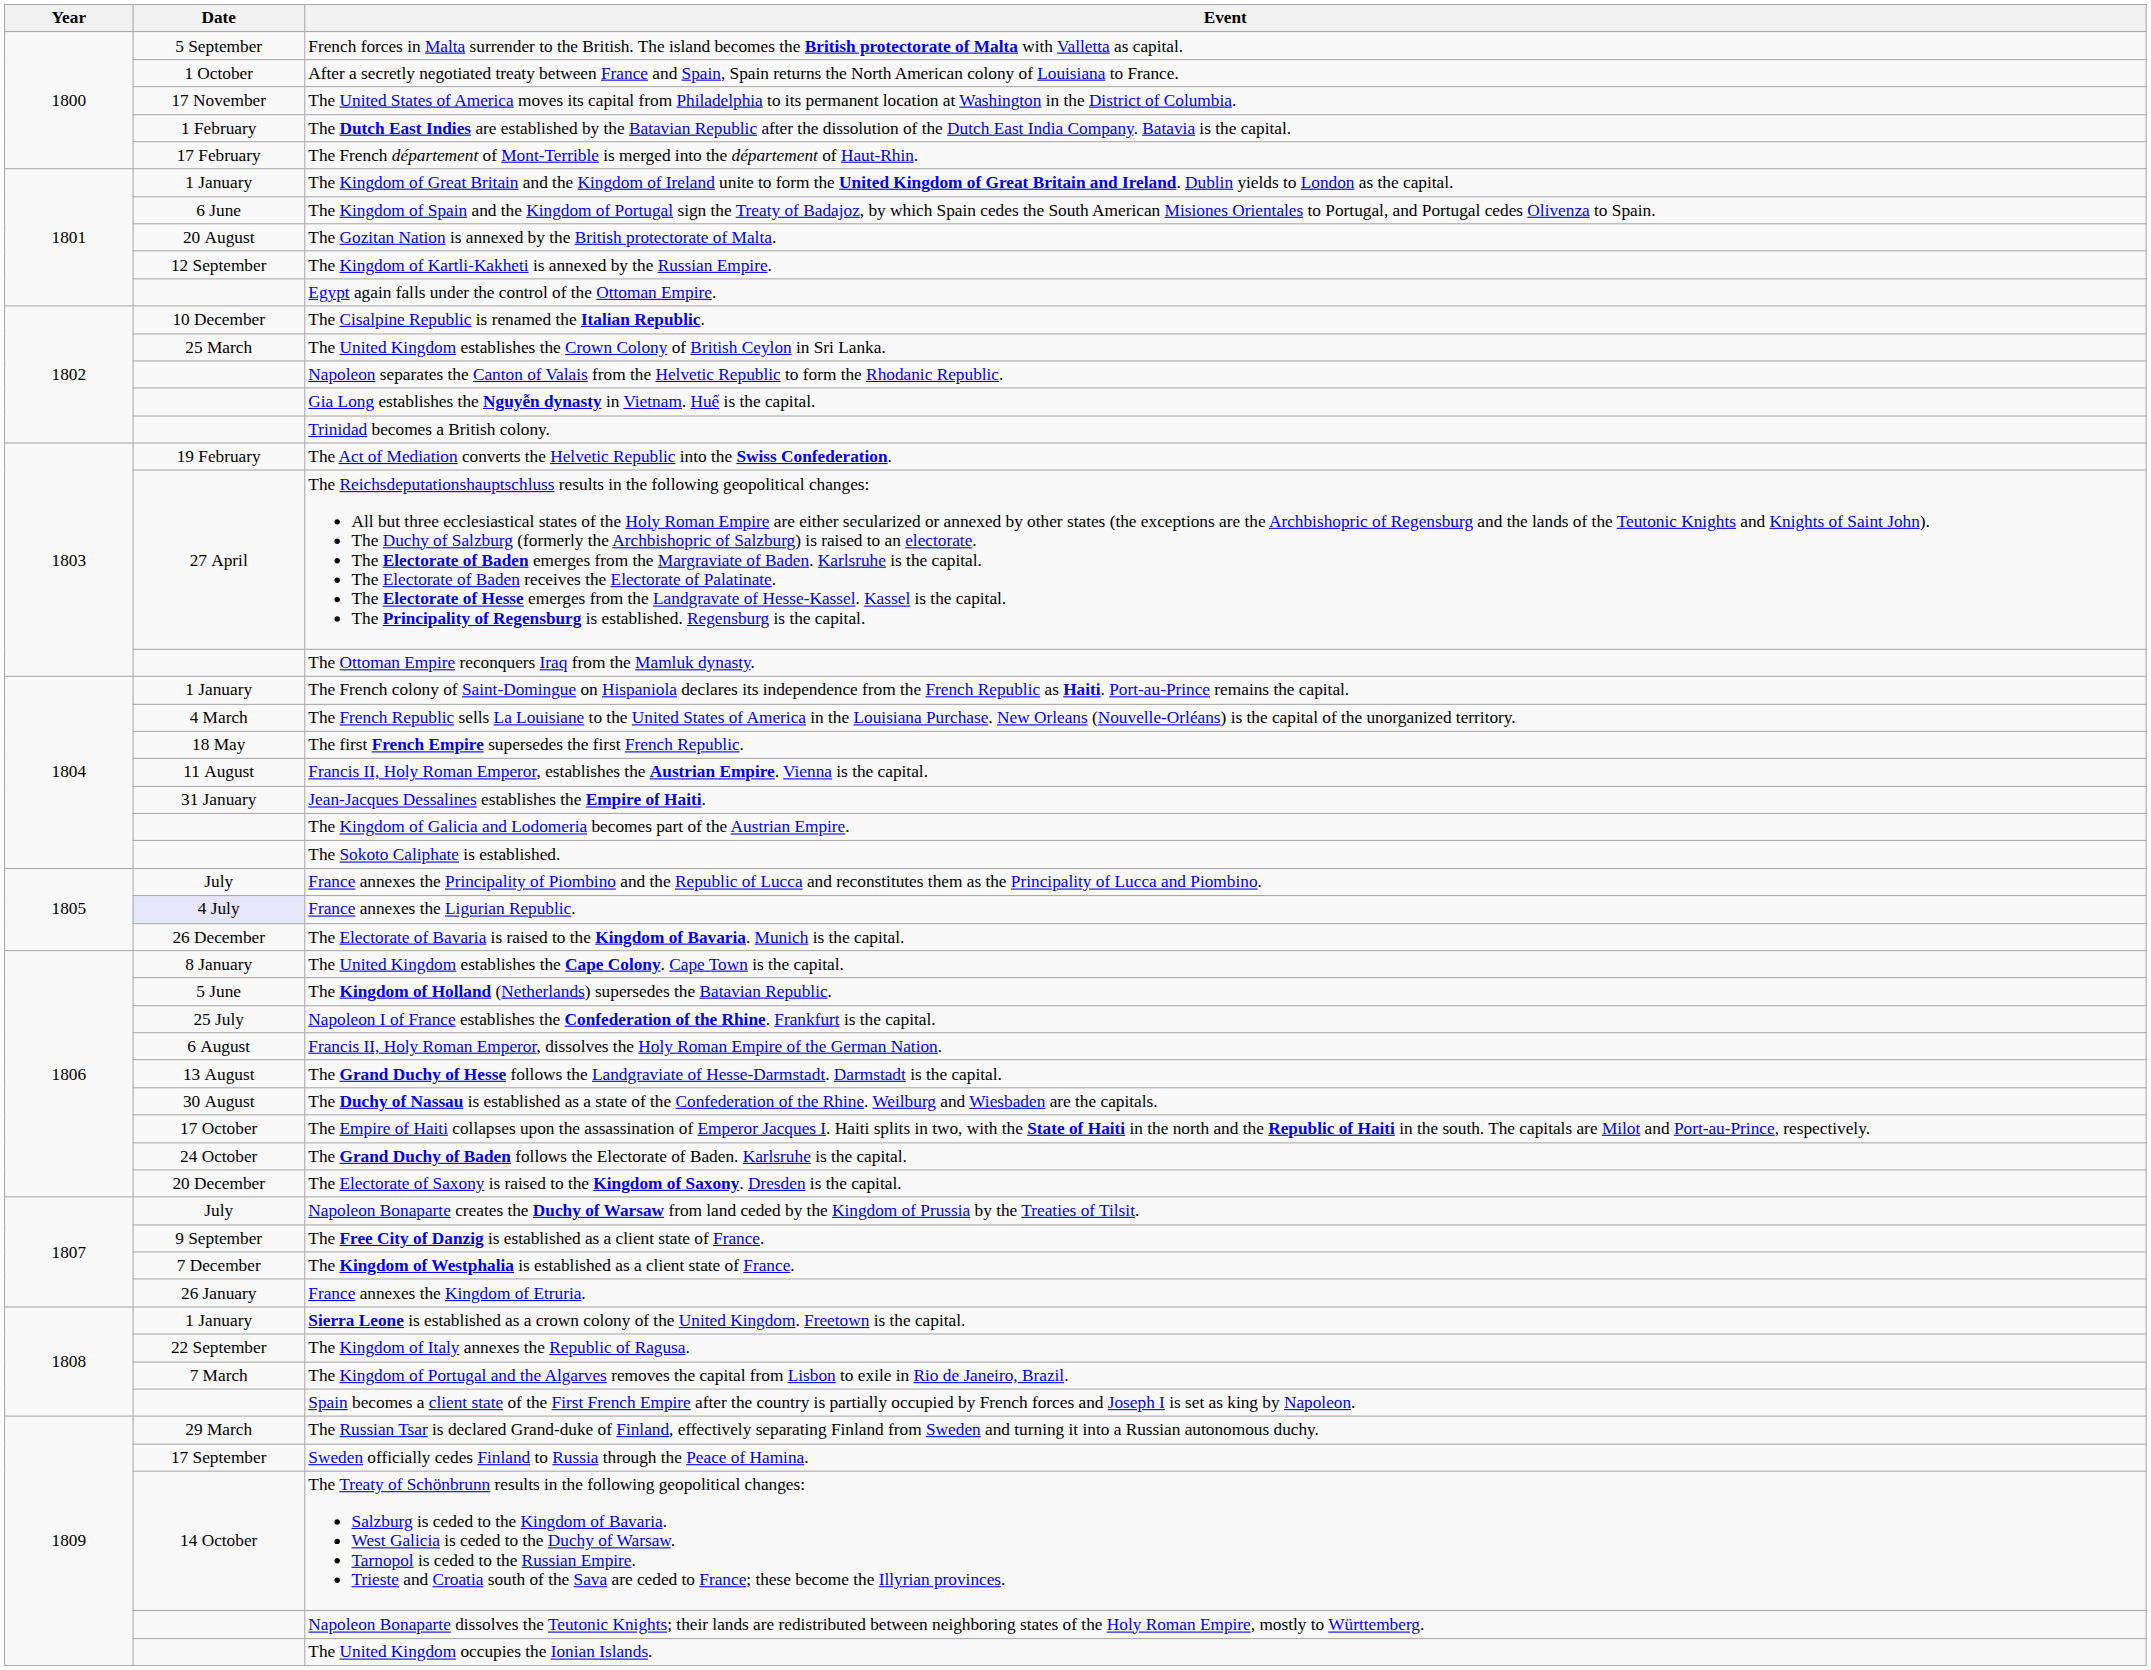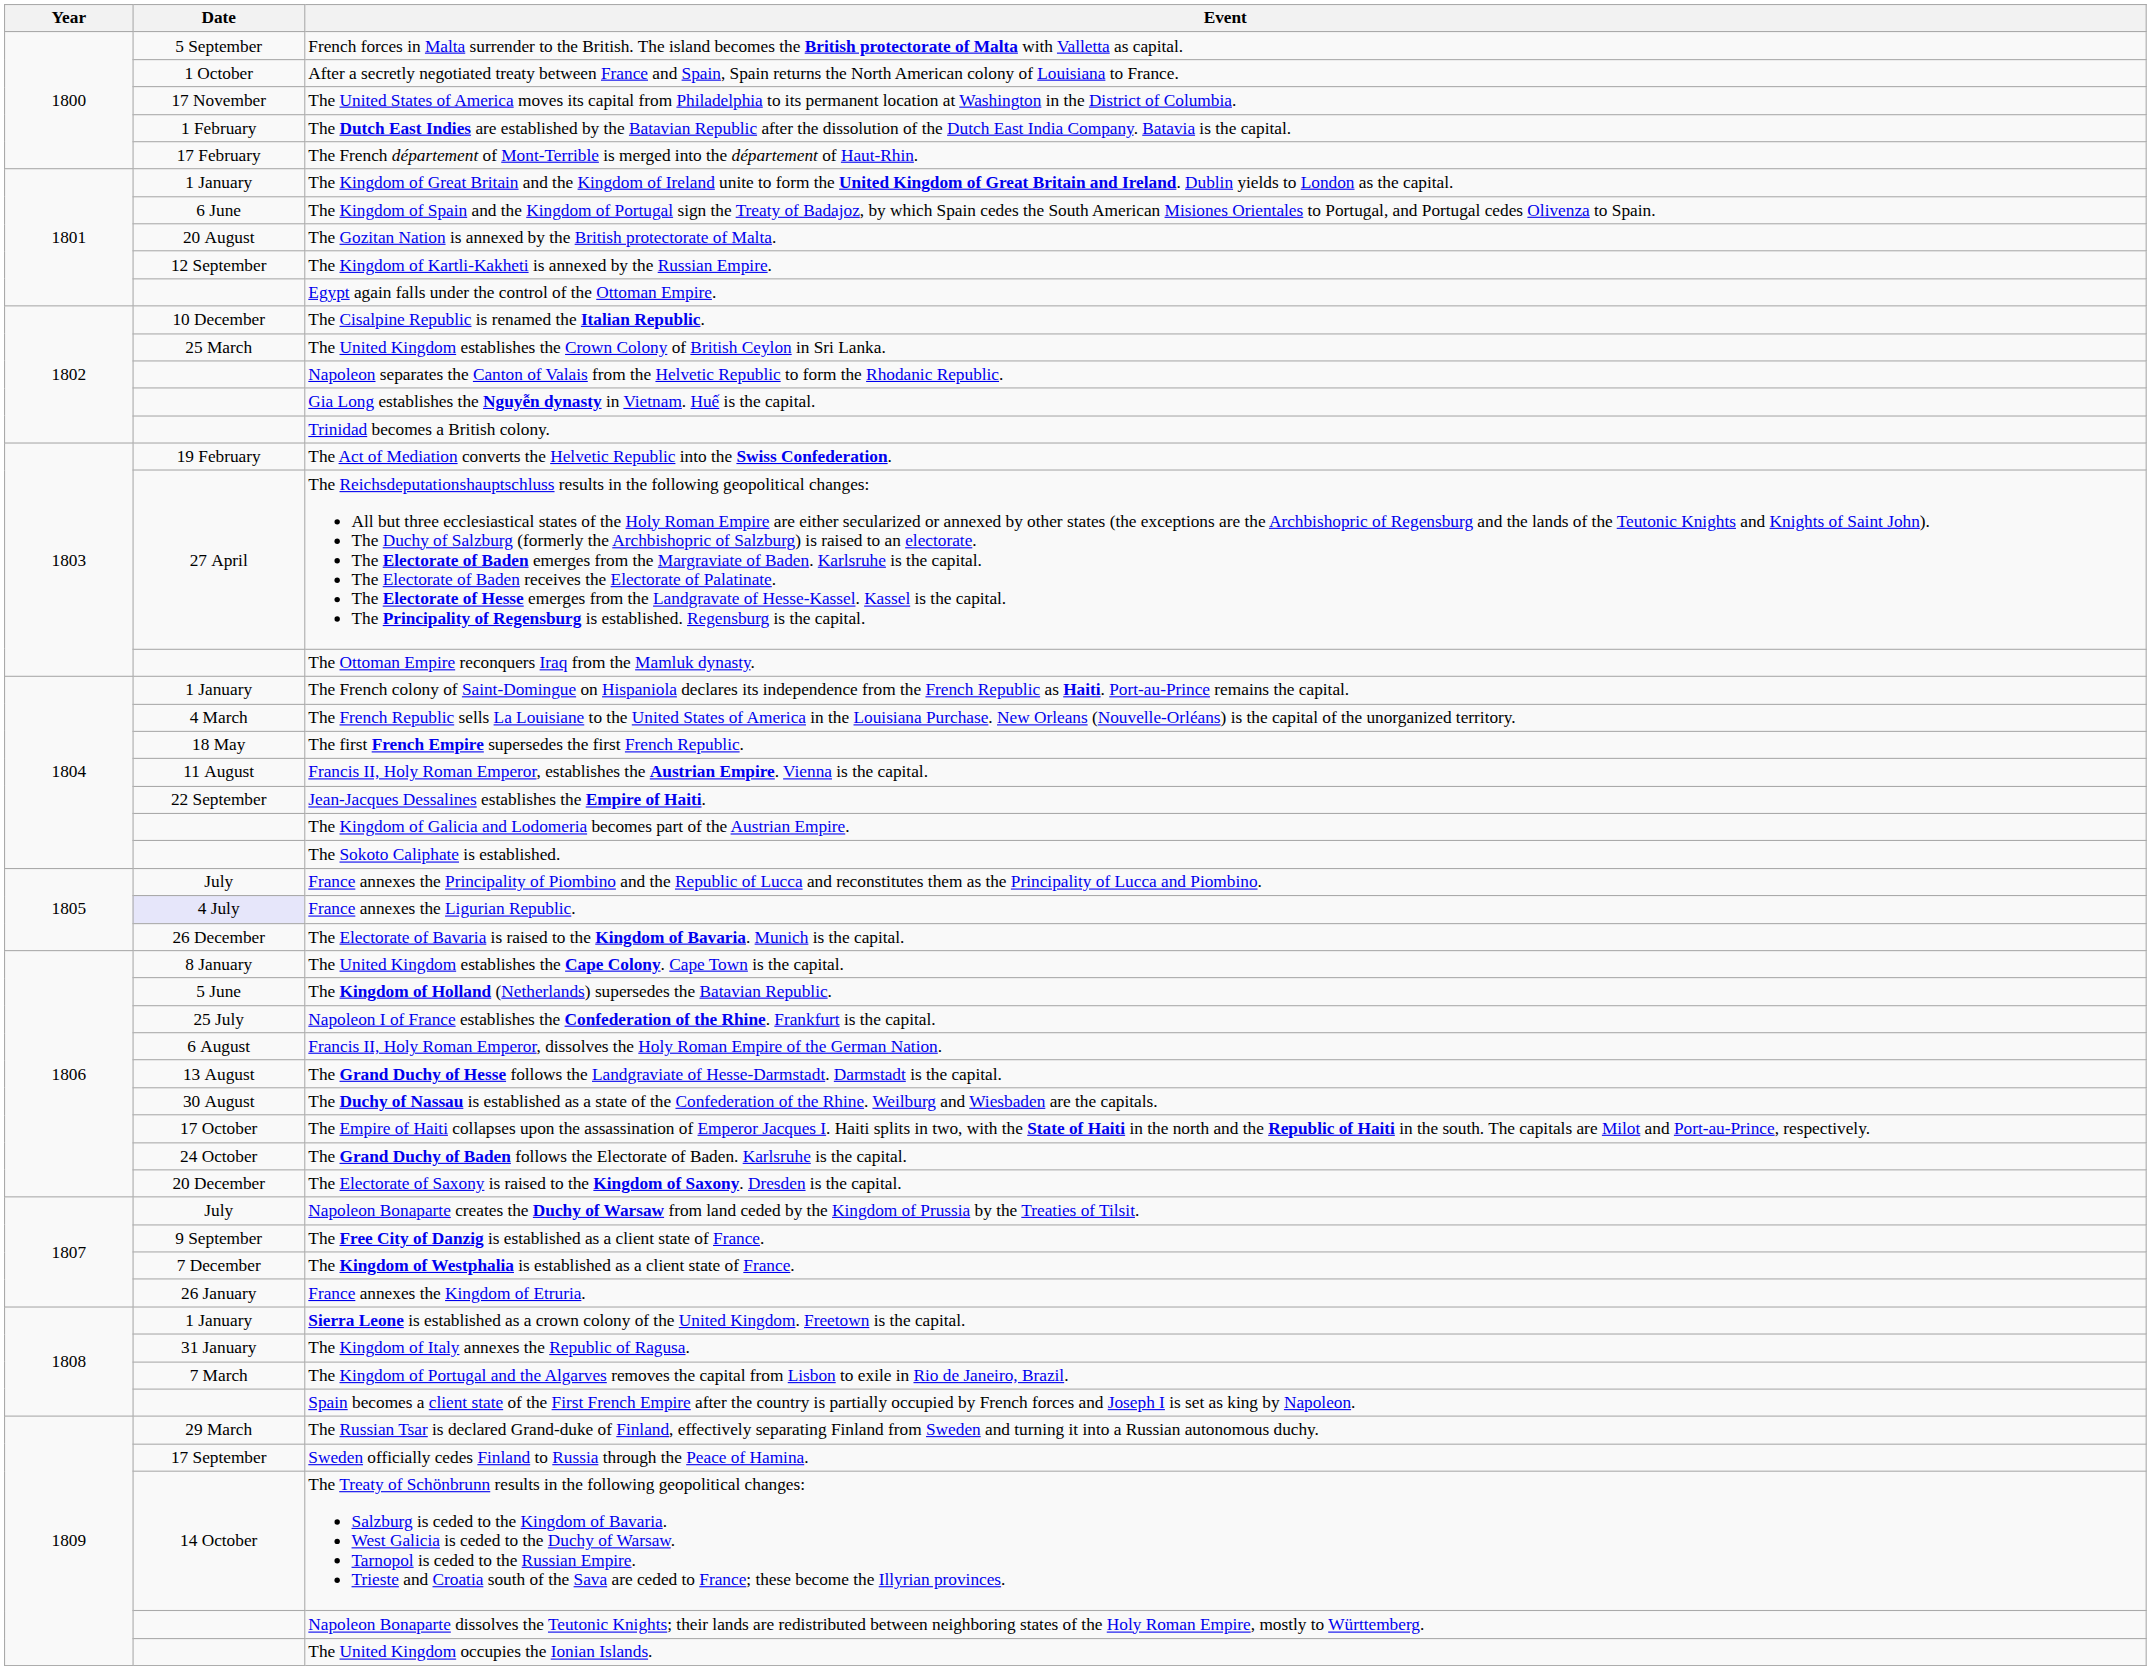(219, 799) 31 January -> (219, 799) 22 September
(219, 1347) 22 September -> (219, 1347) 31 January
